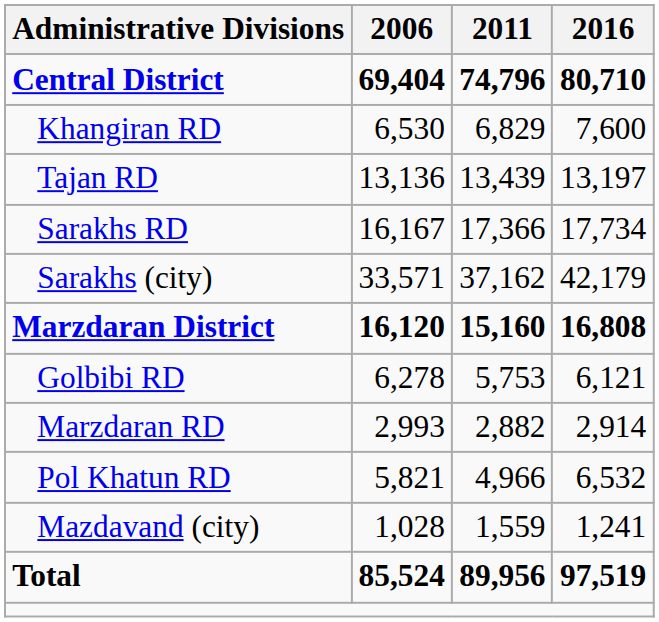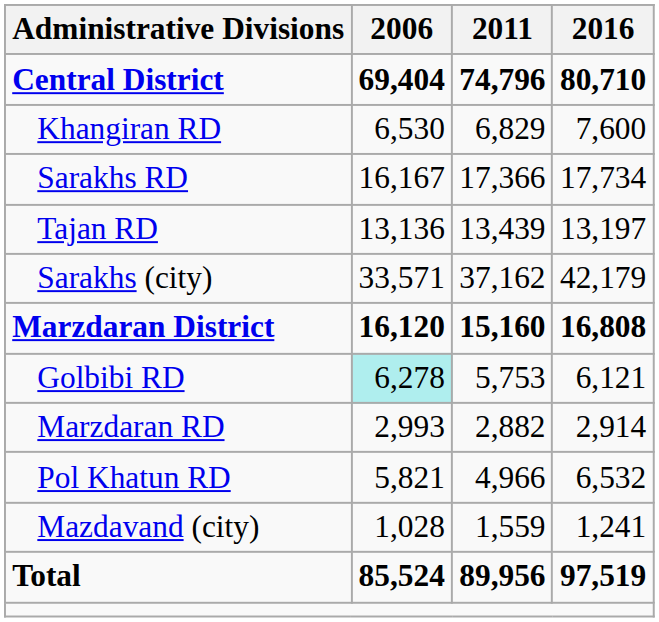rows swapped: (113, 228) <-> (98, 178)
(410, 377) no background -> (410, 377) paleturquoise background
